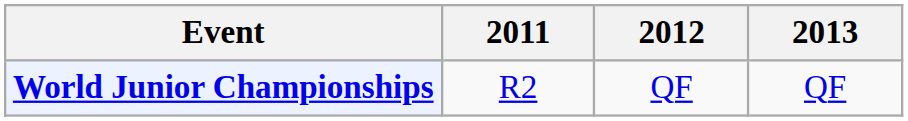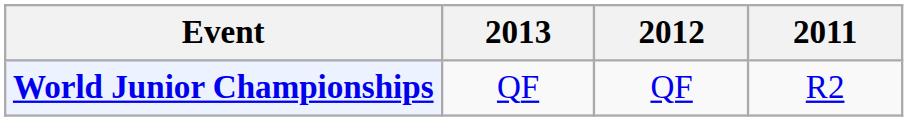columns swapped: (518, 32) <-> (825, 32)
